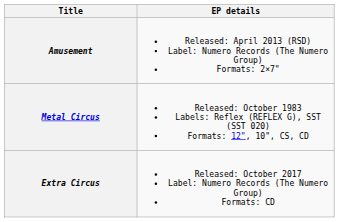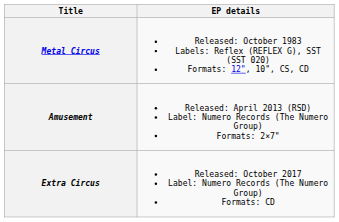rows swapped: (71, 117) <-> (71, 51)
